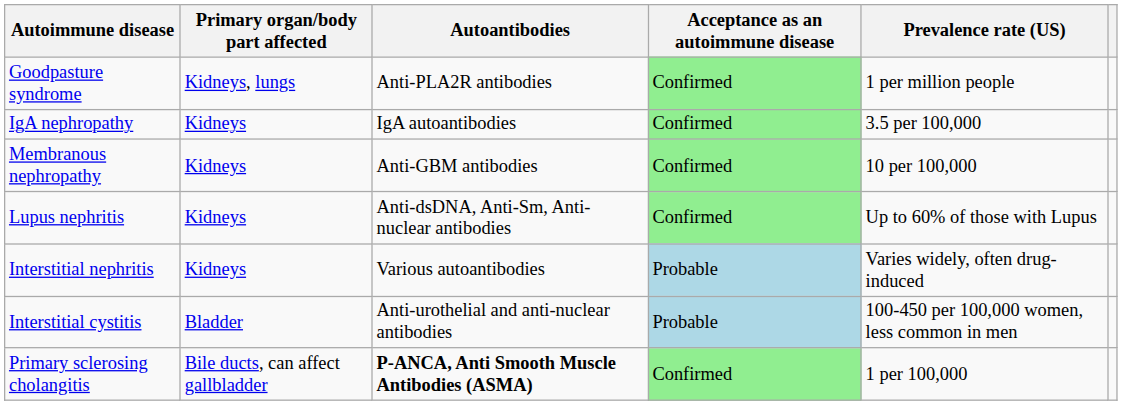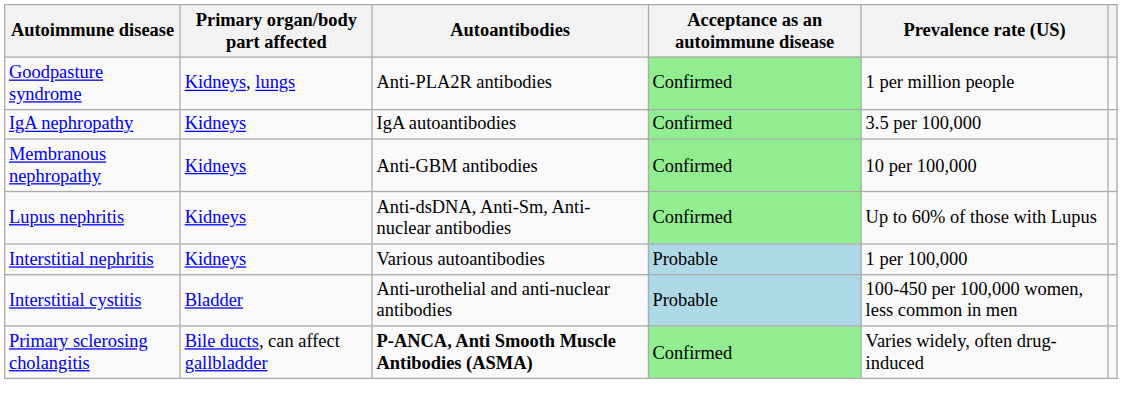(961, 270) Varies widely, often drug-induced -> (917, 259) 1 per 100,000
(917, 374) 1 per 100,000 -> (961, 352) Varies widely, often drug-induced
